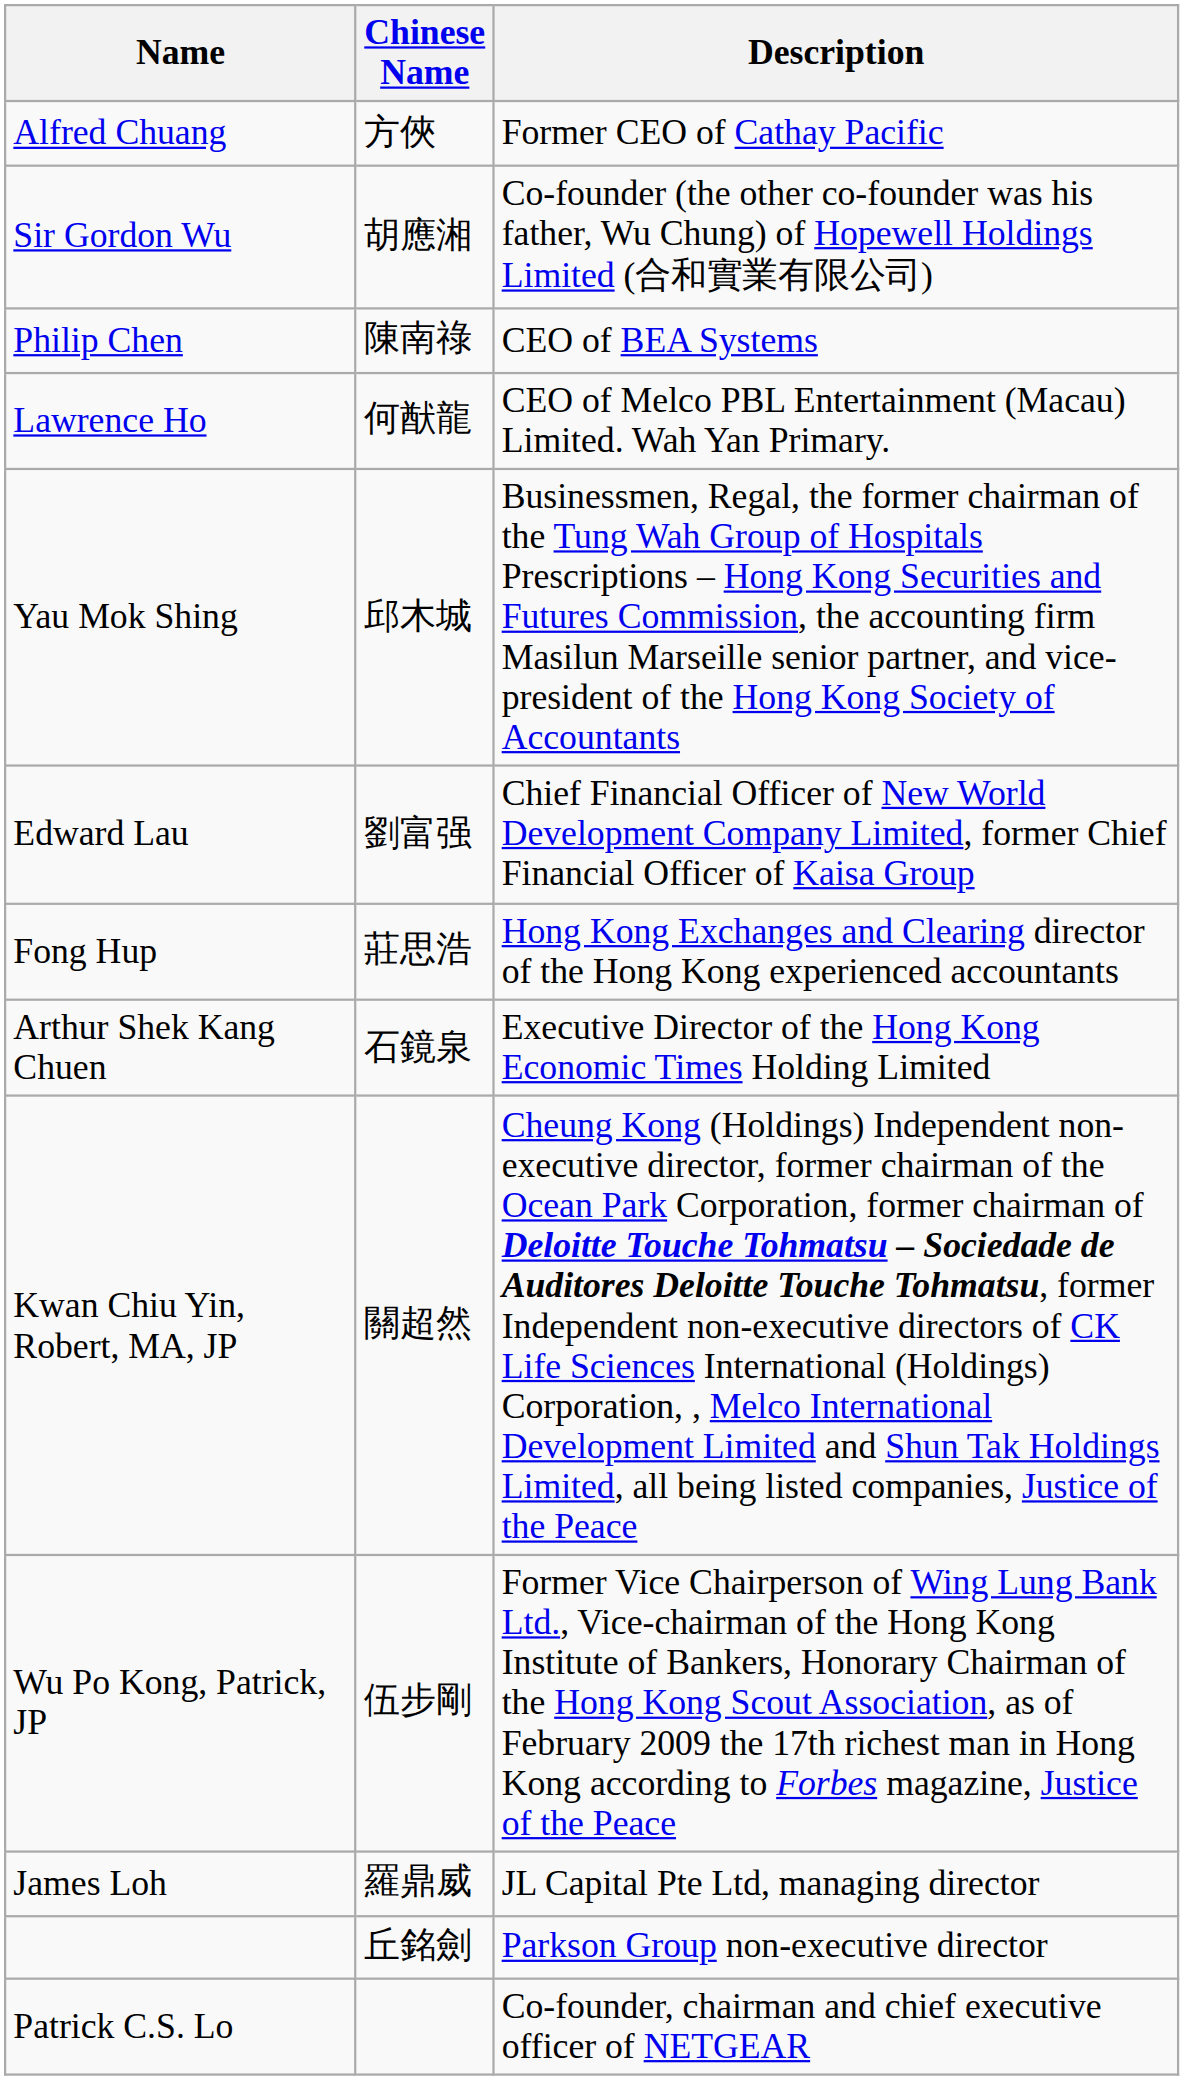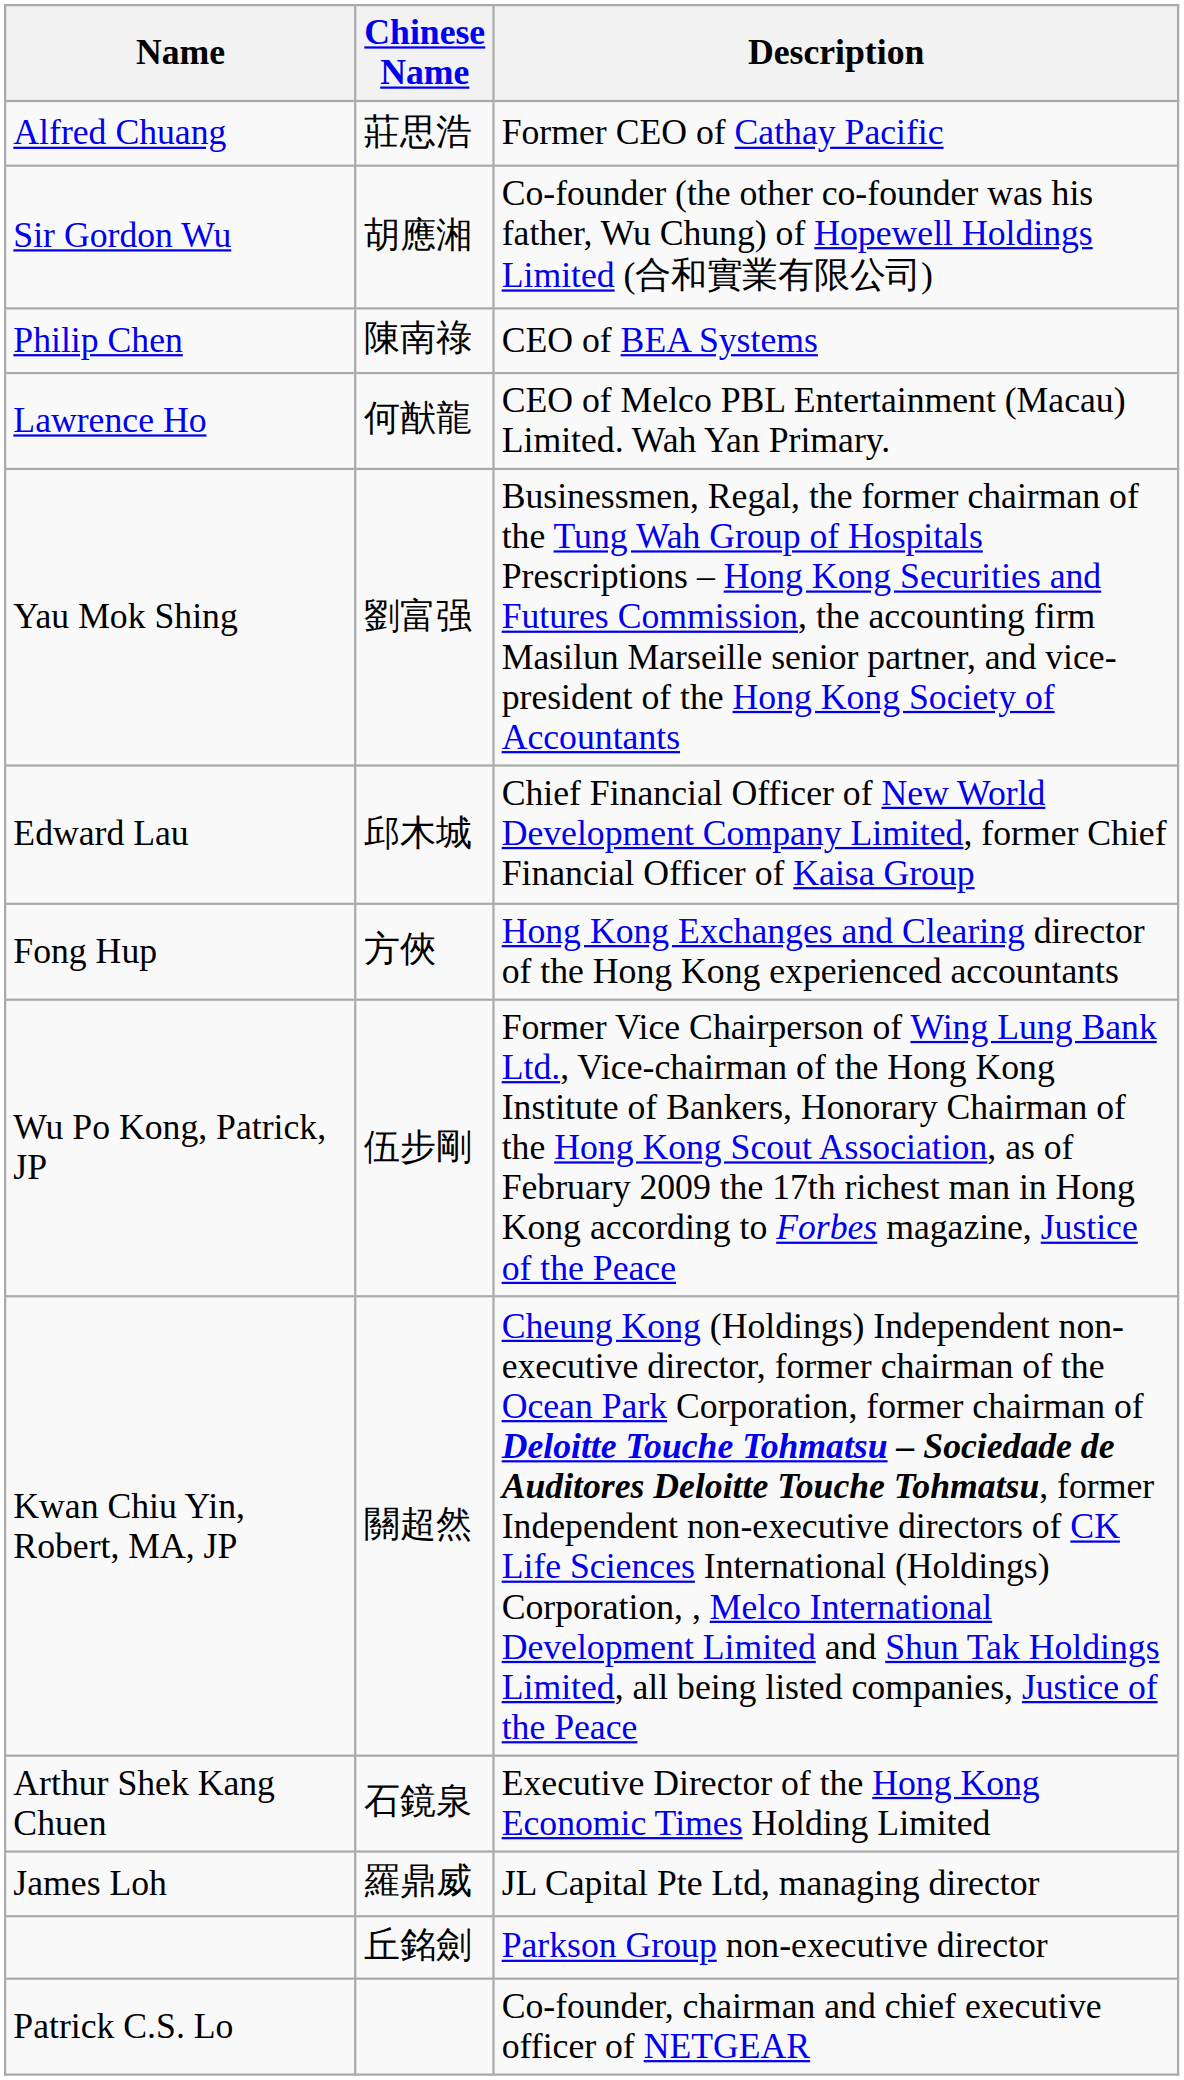(400, 131) 方俠 -> (418, 131) 莊思浩
(418, 615) 邱木城 -> (418, 615) 劉富强
(418, 832) 劉富强 -> (418, 832) 邱木城
(418, 949) 莊思浩 -> (400, 949) 方俠
rows swapped: (144, 1047) <-> (170, 1702)
